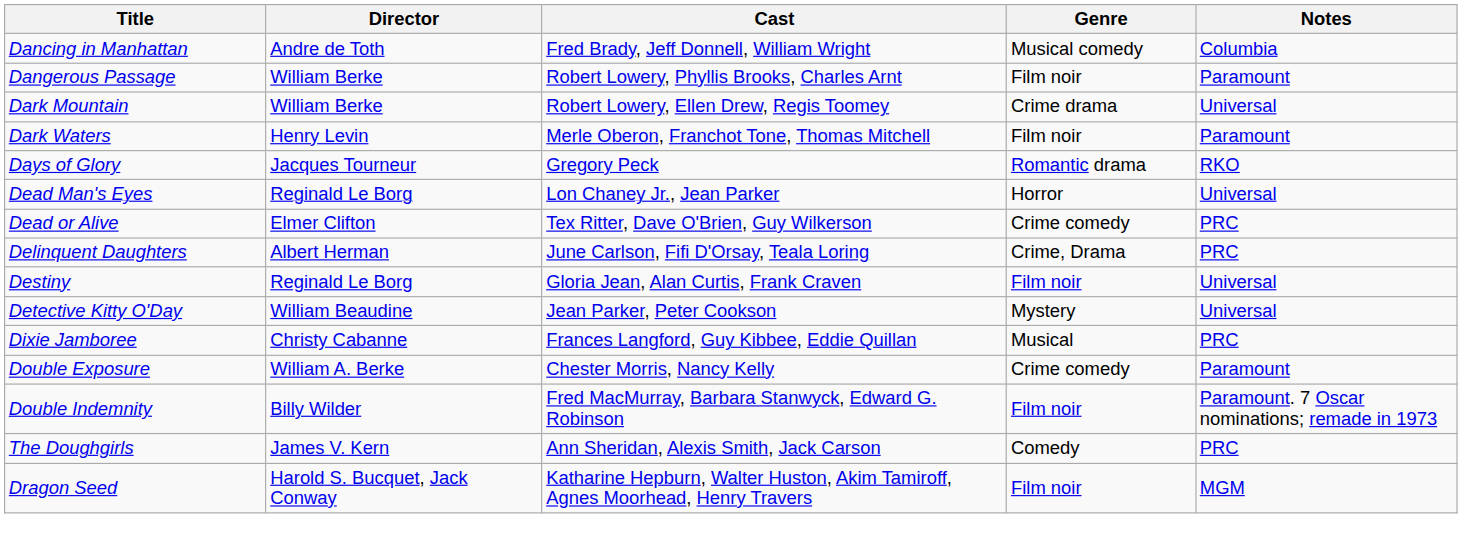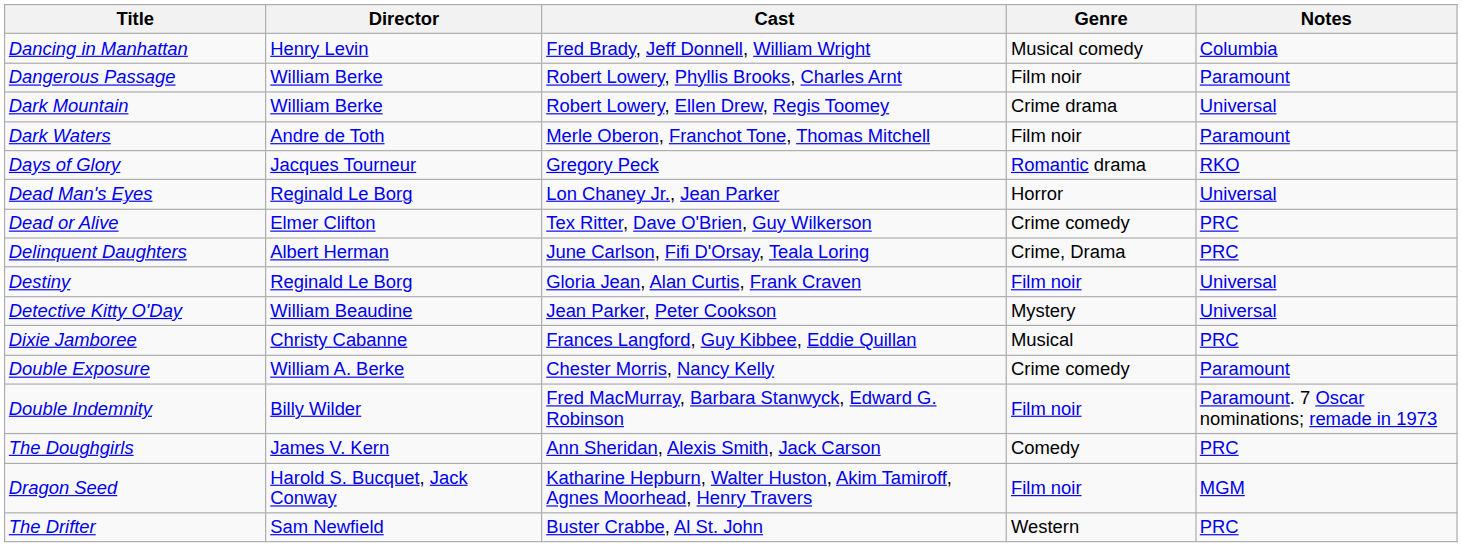(327, 48) Andre de Toth -> (319, 48) Henry Levin
(319, 135) Henry Levin -> (327, 135) Andre de Toth
+ row: (52, 527)
